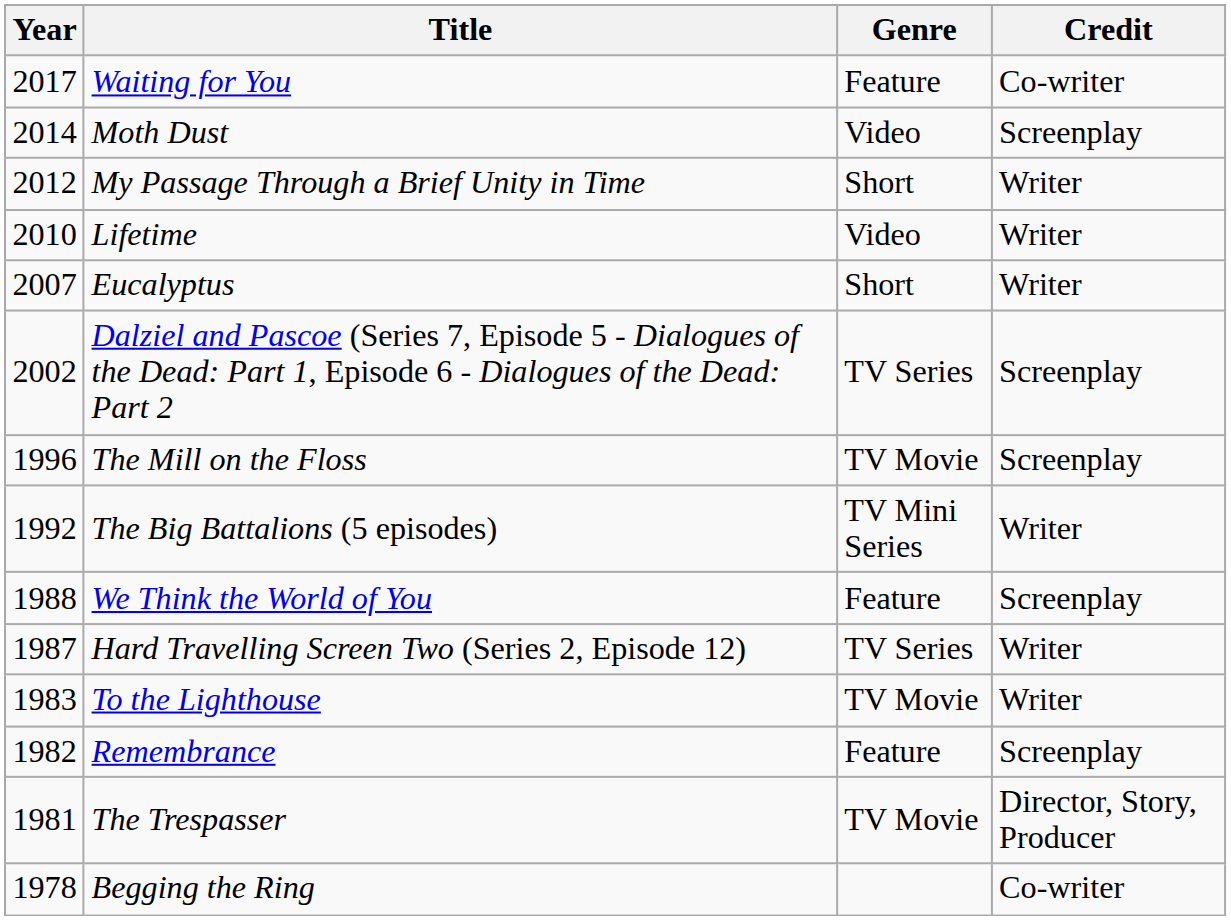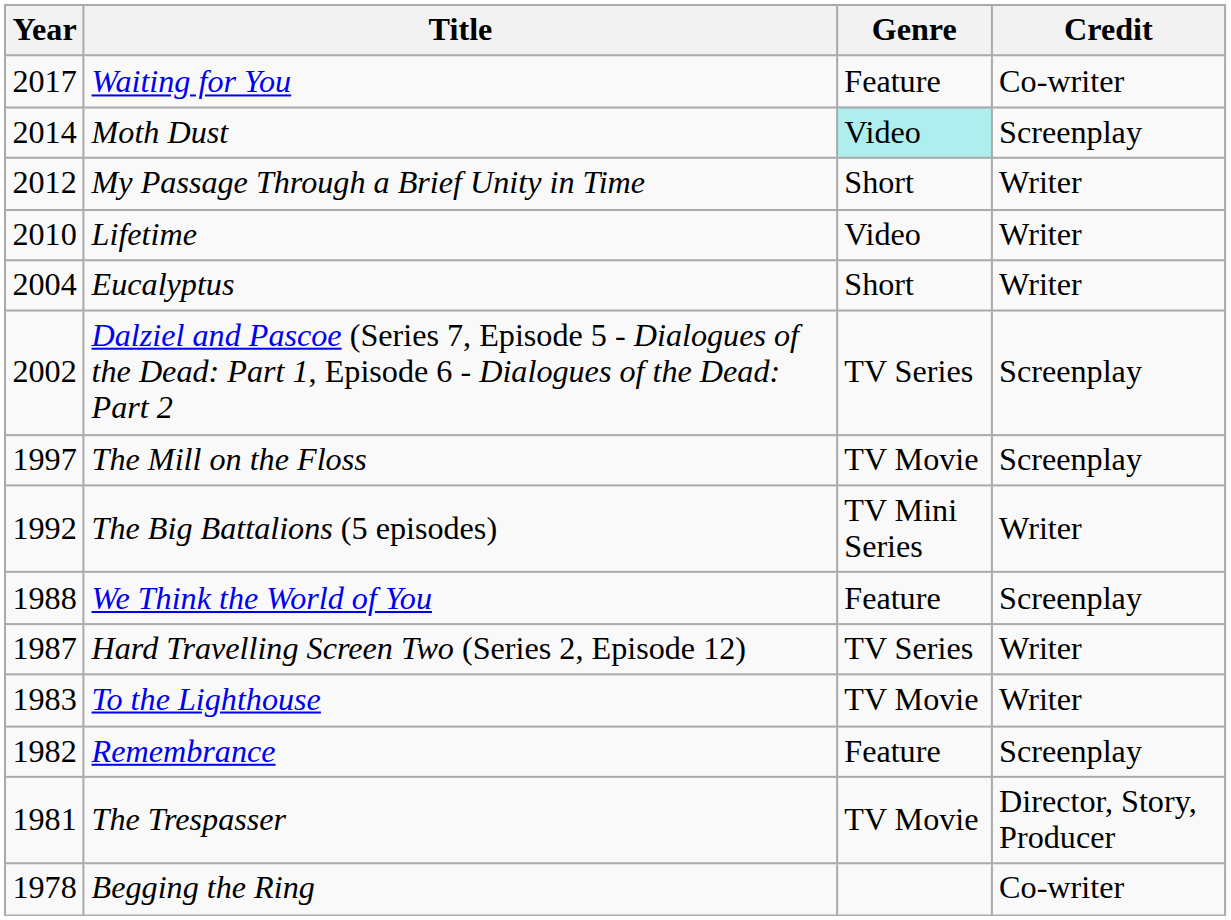(883, 132) no background -> (883, 132) paleturquoise background
(45, 285) 2007 -> (45, 285) 2004
(45, 459) 1996 -> (45, 459) 1997
